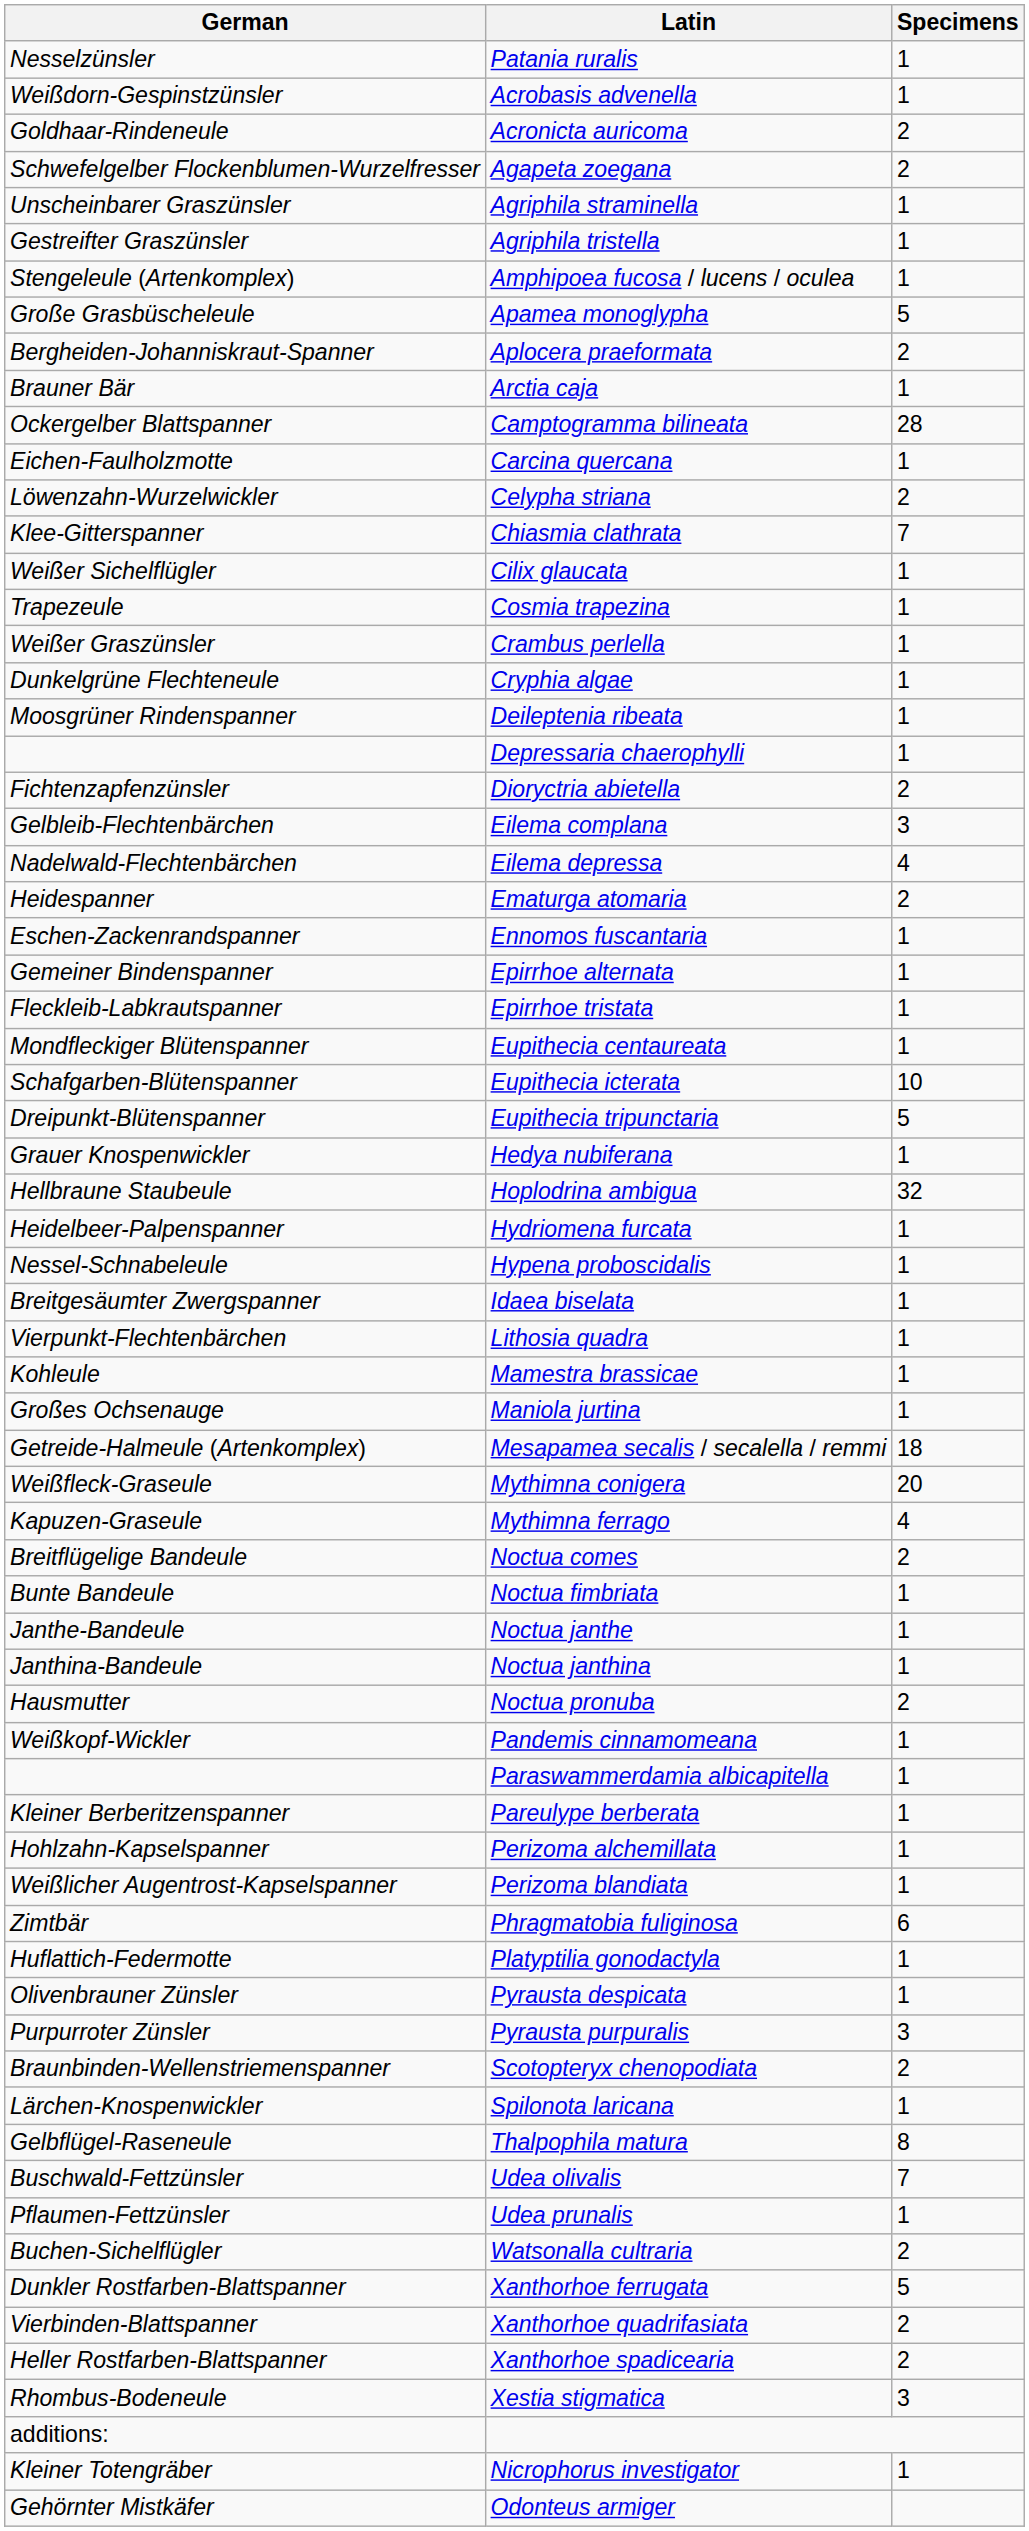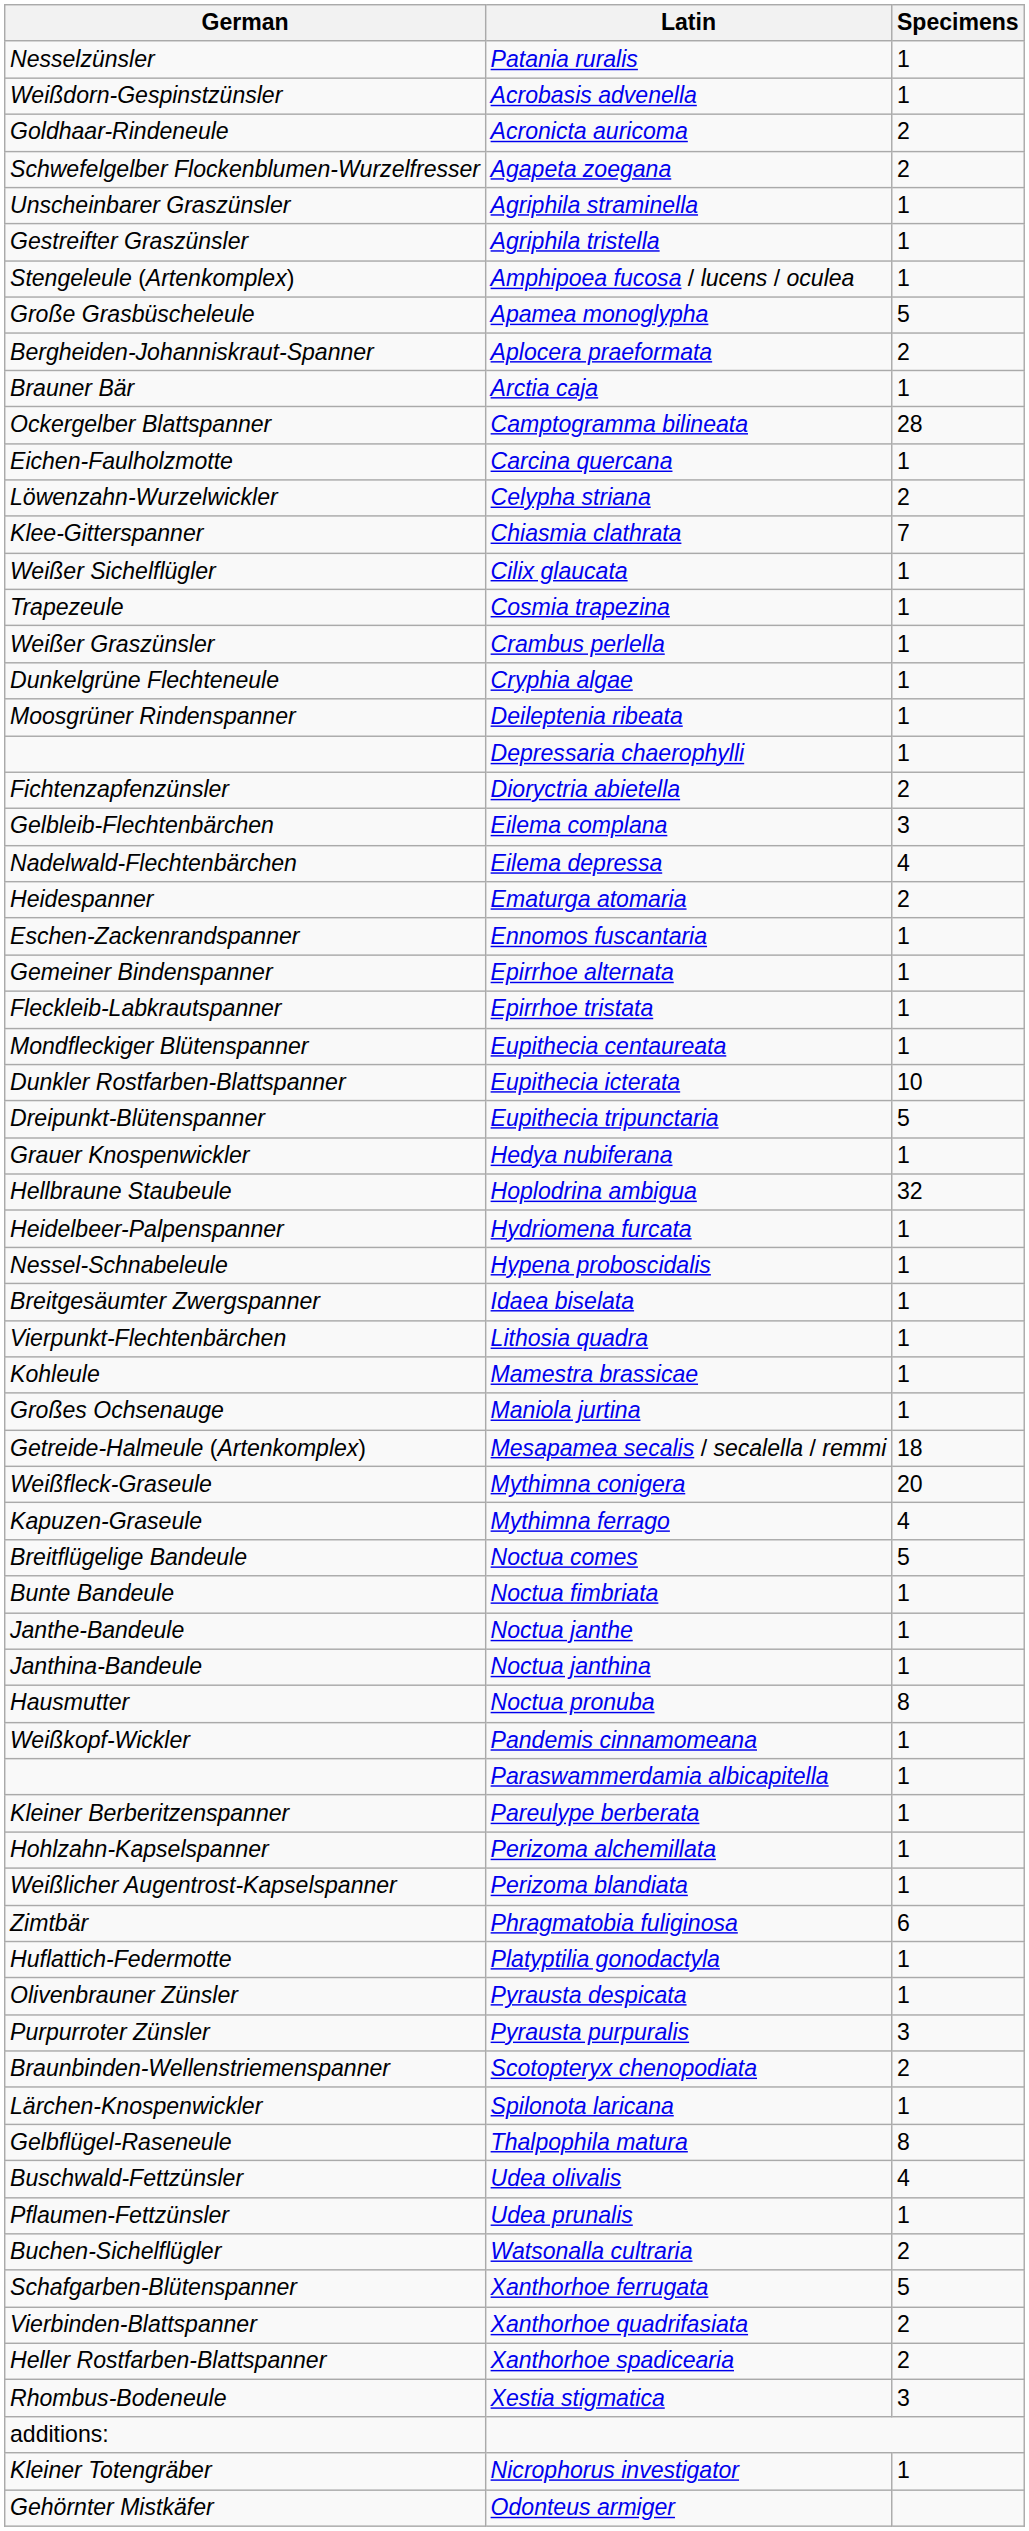(153, 1082) Schafgarben-Blütenspanner -> (178, 1082) Dunkler Rostfarben-Blattspanner
(903, 1557) 2 -> (903, 1557) 5
(903, 1703) 2 -> (903, 1703) 8
(903, 2178) 7 -> (903, 2178) 4
(178, 2288) Dunkler Rostfarben-Blattspanner -> (153, 2288) Schafgarben-Blütenspanner
